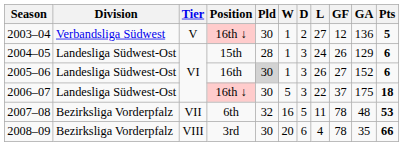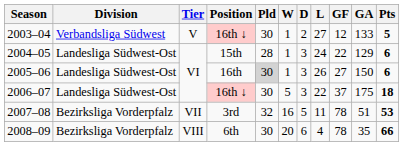(364, 33) 136 -> (364, 33) 133
(341, 53) 26 -> (341, 53) 22
(364, 72) 152 -> (364, 72) 150
(231, 111) 6th -> (231, 111) 3rd
(364, 111) 48 -> (364, 111) 51
(231, 131) 3rd -> (231, 131) 6th
